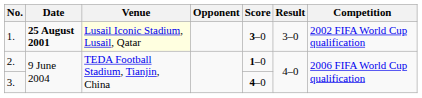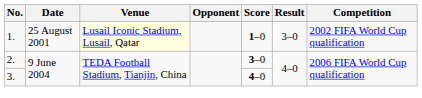(51, 36) bold -> (50, 36) normal
(258, 36) 3–0 -> (257, 36) 1–0
(258, 61) 1–0 -> (257, 59) 3–0
